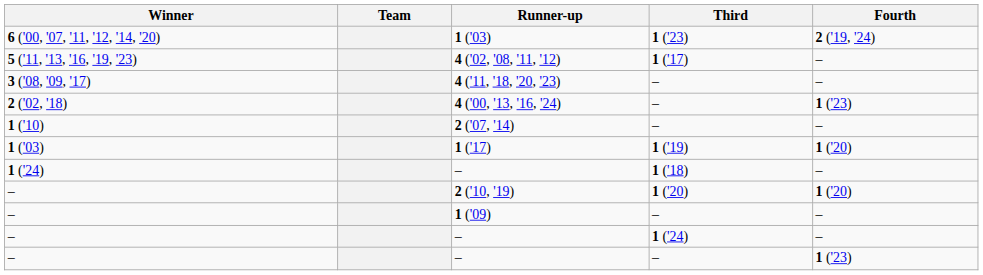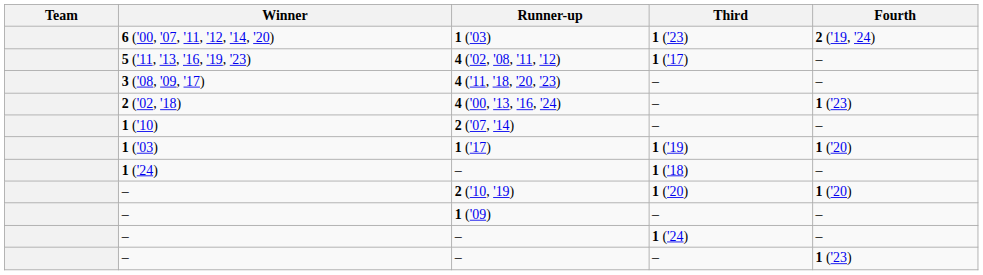columns swapped: (394, 15) <-> (171, 15)
